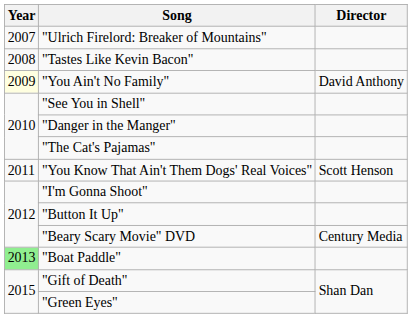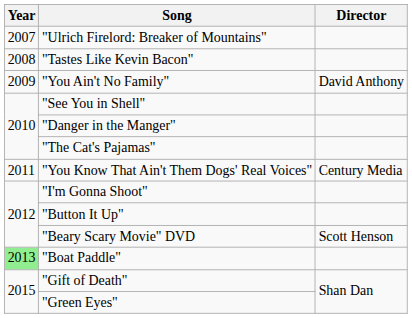(22, 81) lightyellow background -> (22, 81) no background
(356, 170) Scott Henson -> (361, 170) Century Media
(361, 236) Century Media -> (356, 236) Scott Henson
